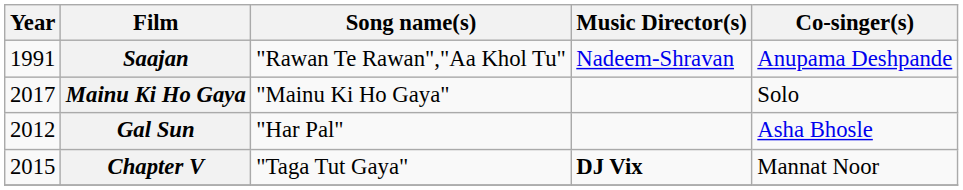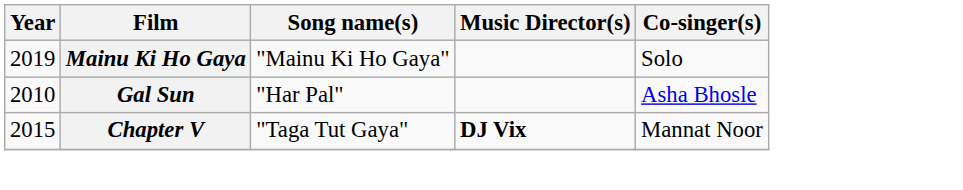- row: (156, 58)
(33, 94) 2017 -> (33, 58) 2019
(33, 130) 2012 -> (33, 94) 2010
